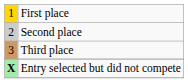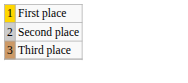- row: (101, 68)
